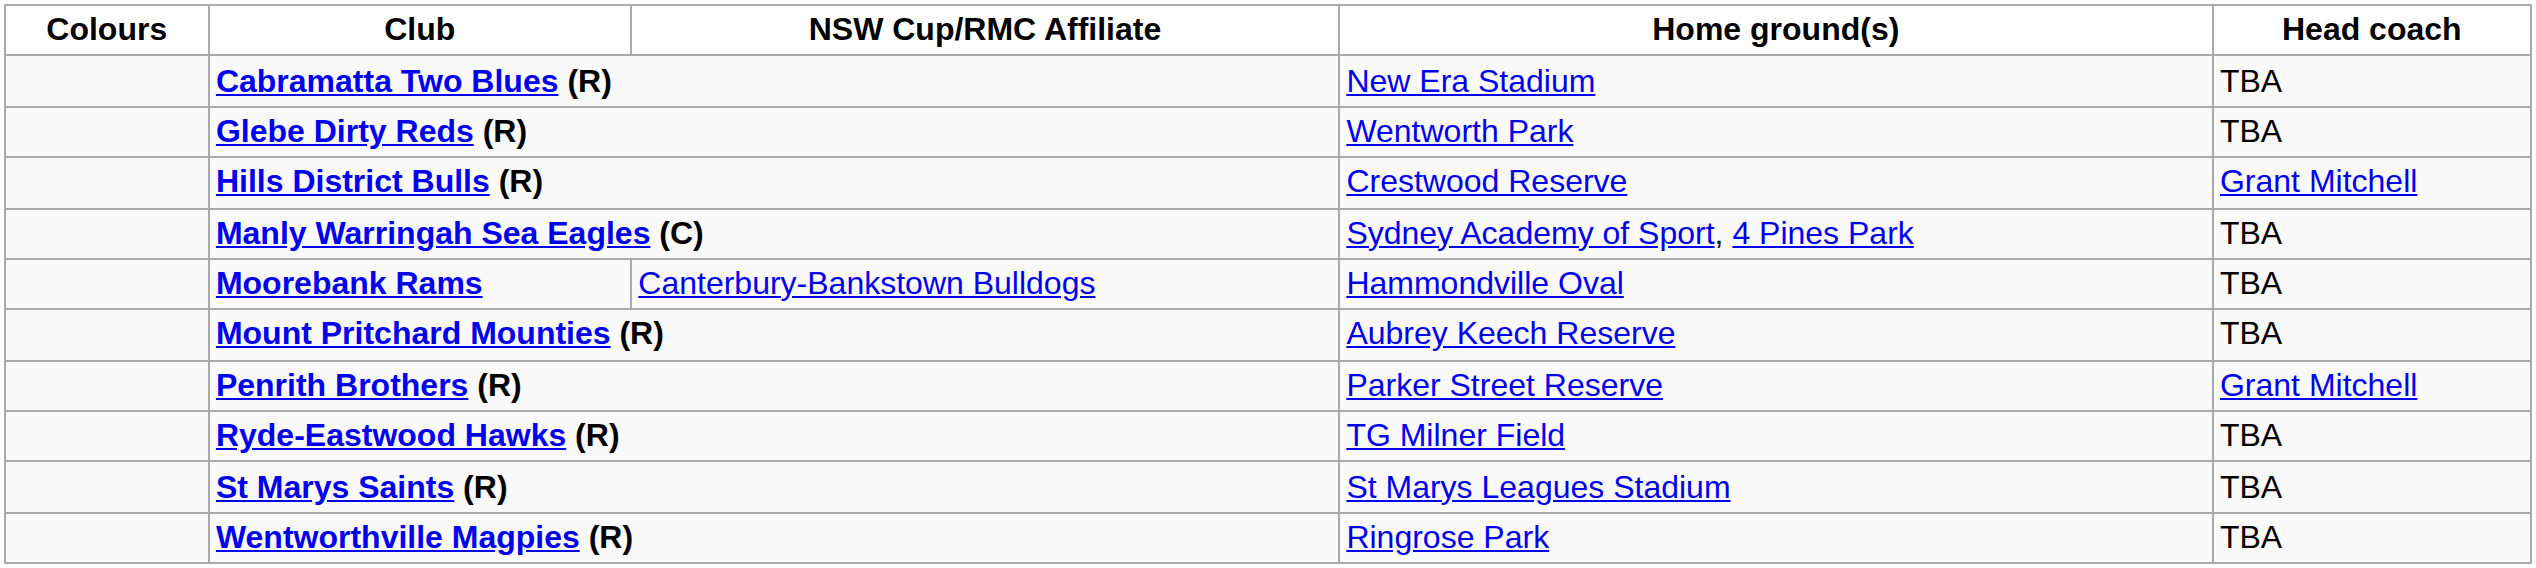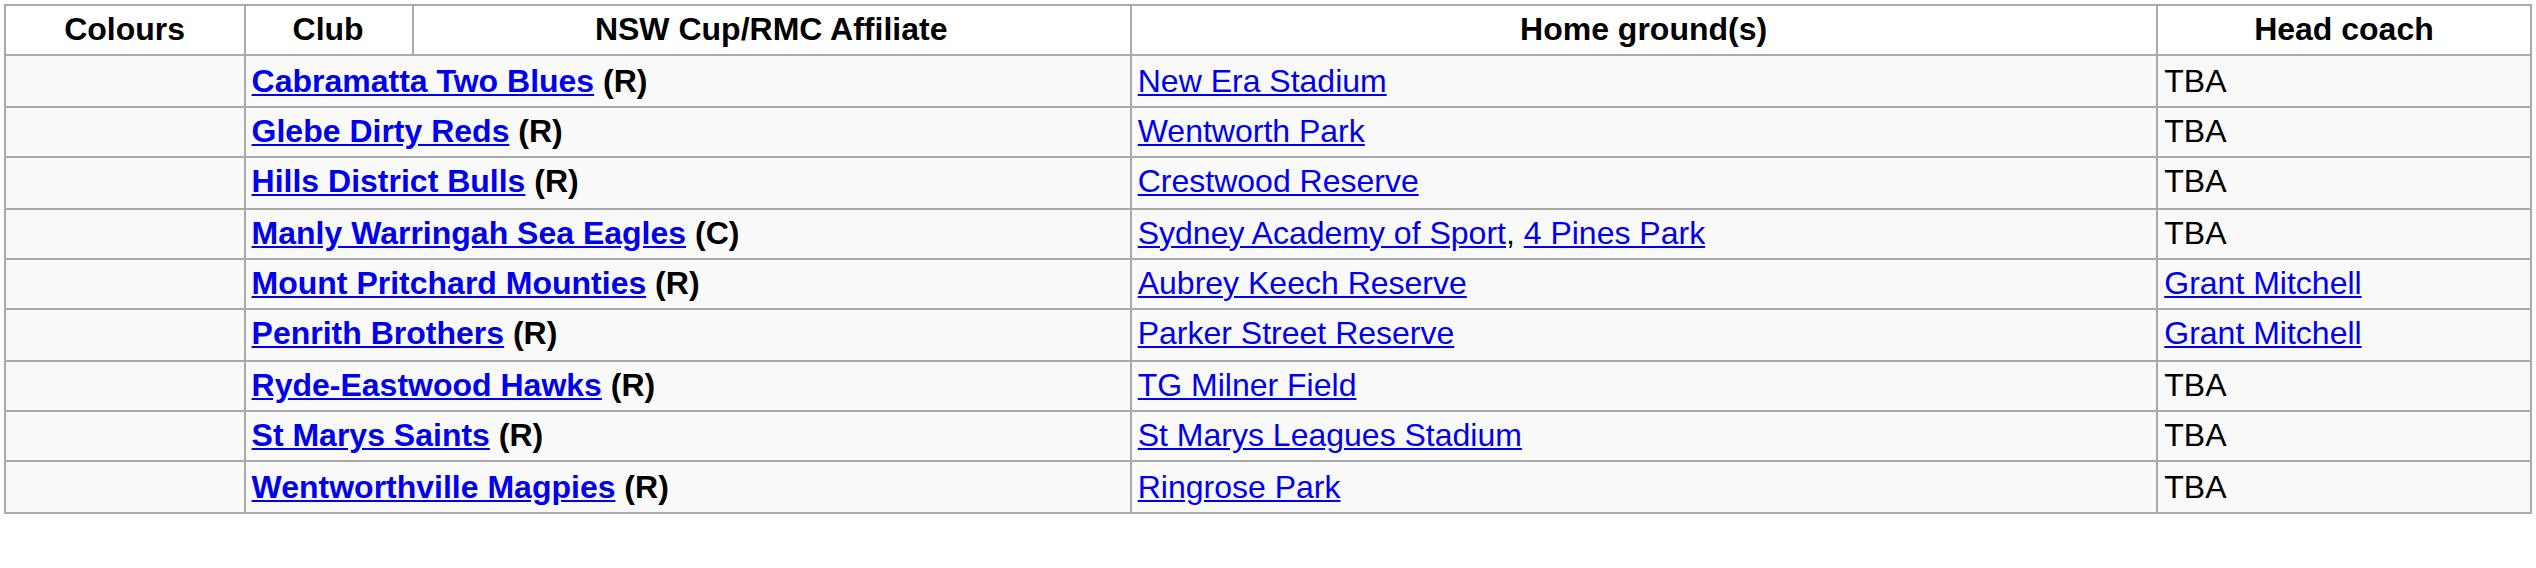(2319, 182) Grant Mitchell -> (2195, 182) TBA
- row: (349, 283)
(2251, 334) TBA -> (2263, 283) Grant Mitchell
